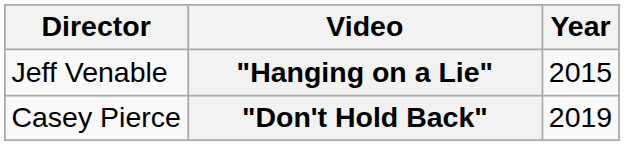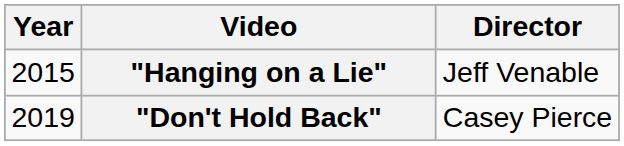columns swapped: (581, 27) <-> (96, 27)
